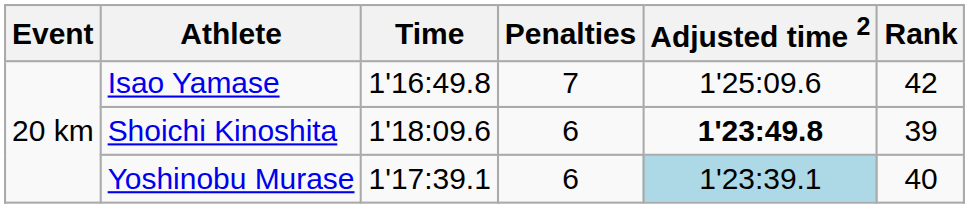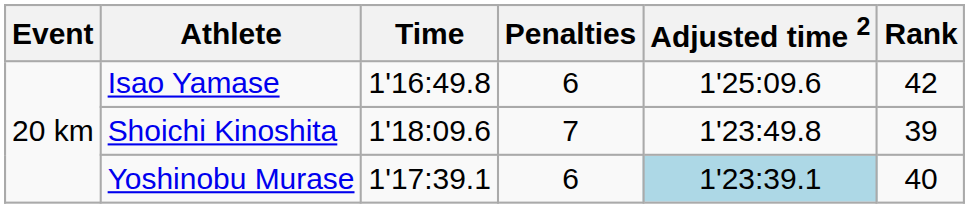(571, 84) 7 -> (571, 84) 6
(571, 132) 6 -> (571, 132) 7
(760, 132) bold -> (760, 132) normal
